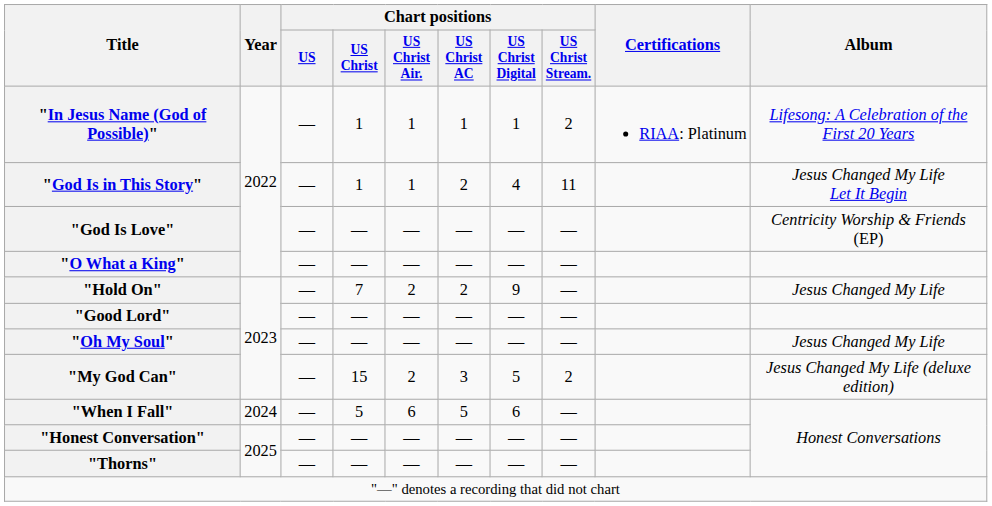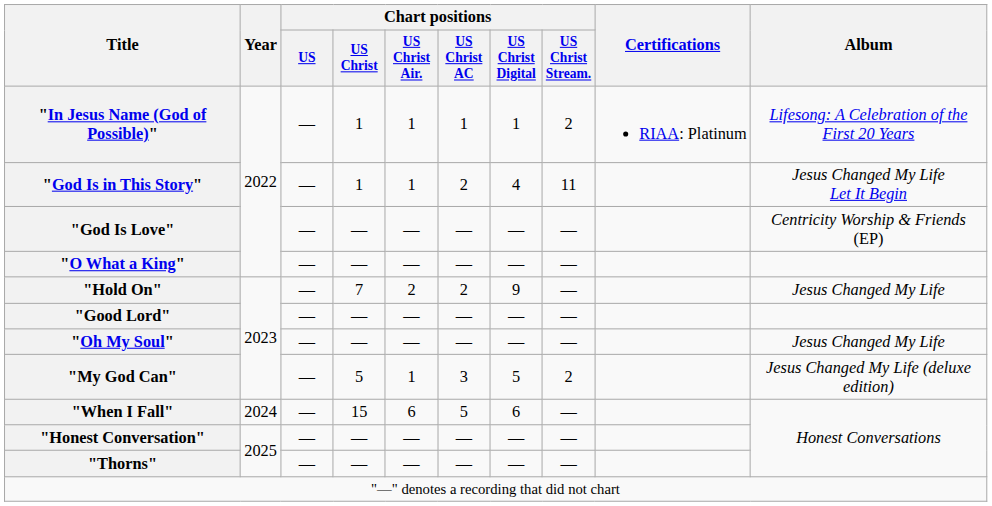(359, 376) 15 -> (359, 376) 5
(412, 376) 2 -> (412, 376) 1
(359, 411) 5 -> (359, 411) 15
